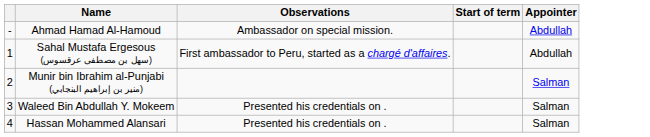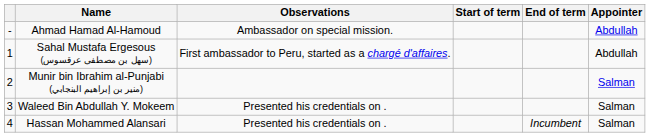+ column: (556, 13)
